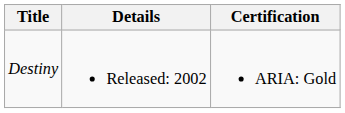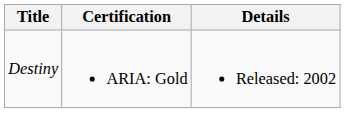columns swapped: (136, 17) <-> (275, 17)
